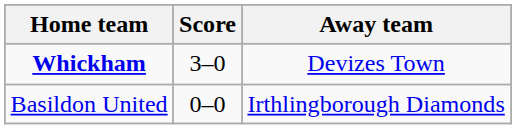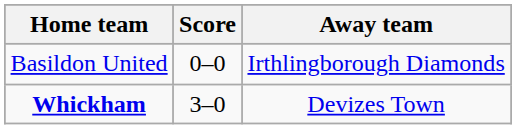rows swapped: (89, 103) <-> (89, 63)
